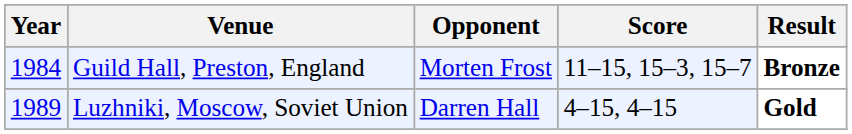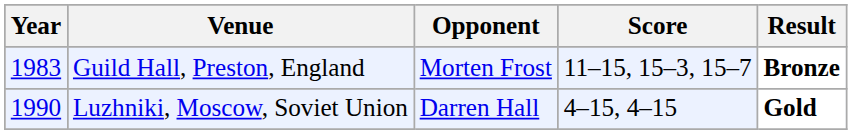(36, 67) 1984 -> (36, 67) 1983
(36, 108) 1989 -> (36, 108) 1990
